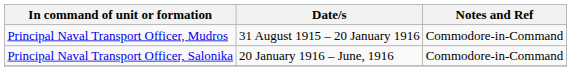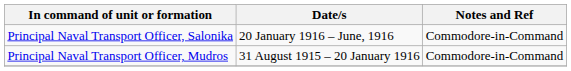rows swapped: (118, 35) <-> (120, 55)
